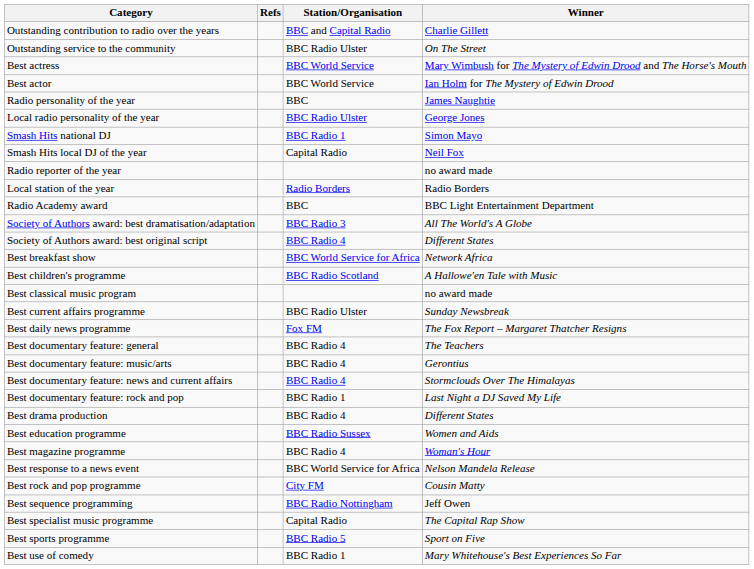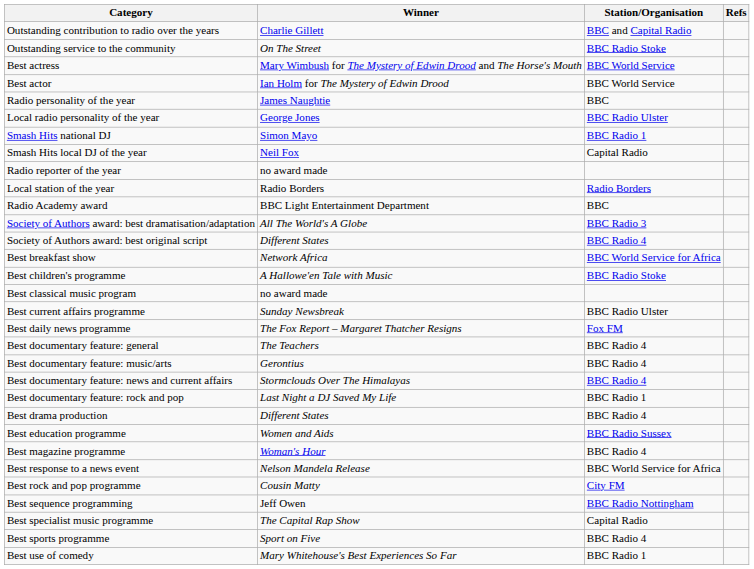columns swapped: (586, 13) <-> (270, 13)
(326, 48) BBC Radio Ulster -> (626, 48) BBC Radio Stoke
(332, 275) BBC Radio Scotland -> (626, 275) BBC Radio Stoke
(316, 538) BBC Radio 5 -> (617, 538) BBC Radio 4
